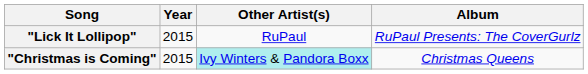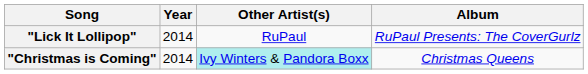(178, 36) 2015 -> (178, 36) 2014
(178, 58) 2015 -> (178, 58) 2014
